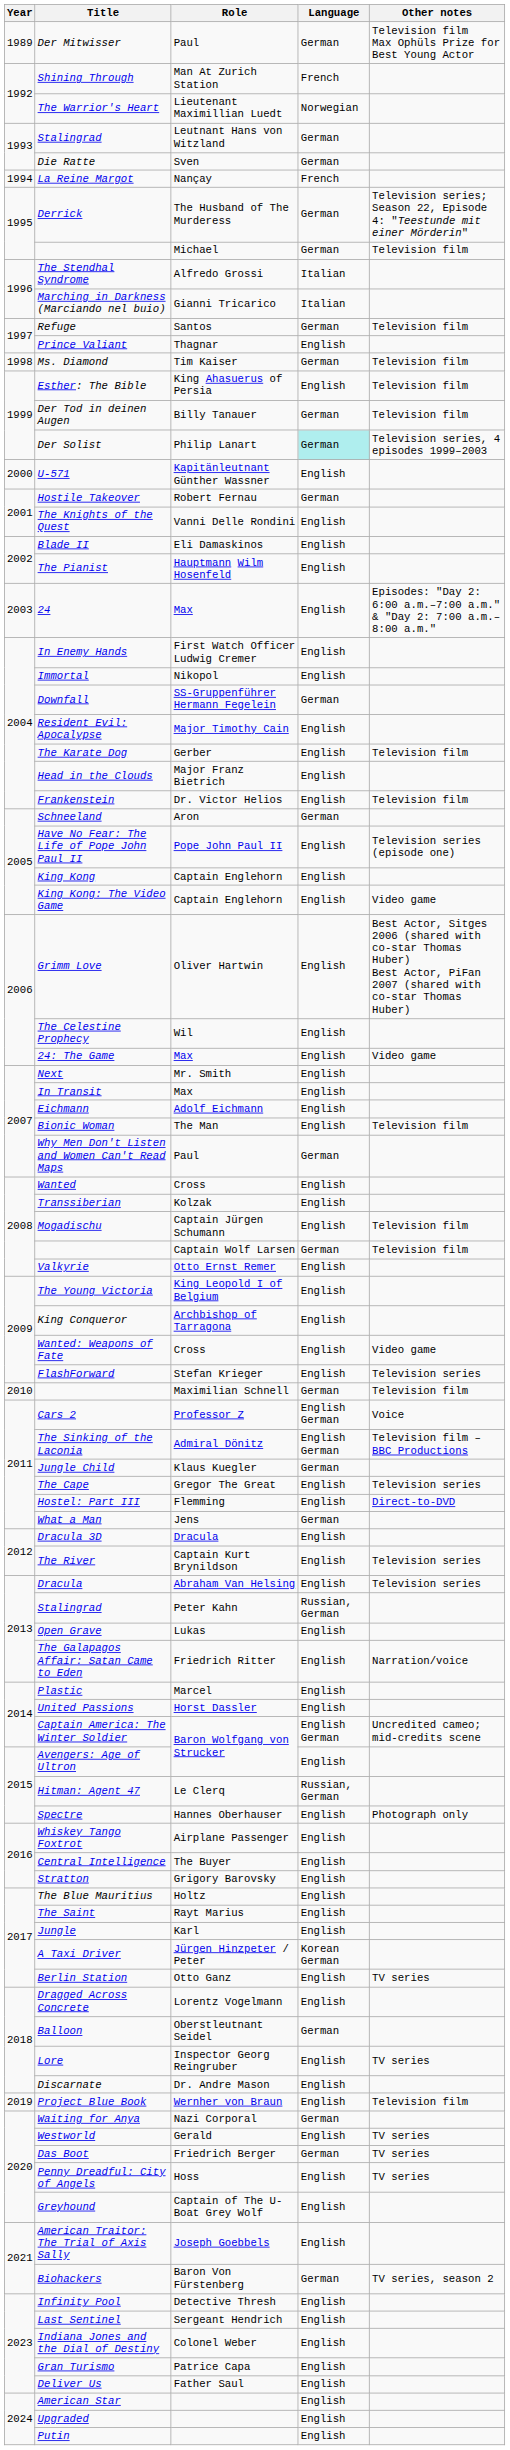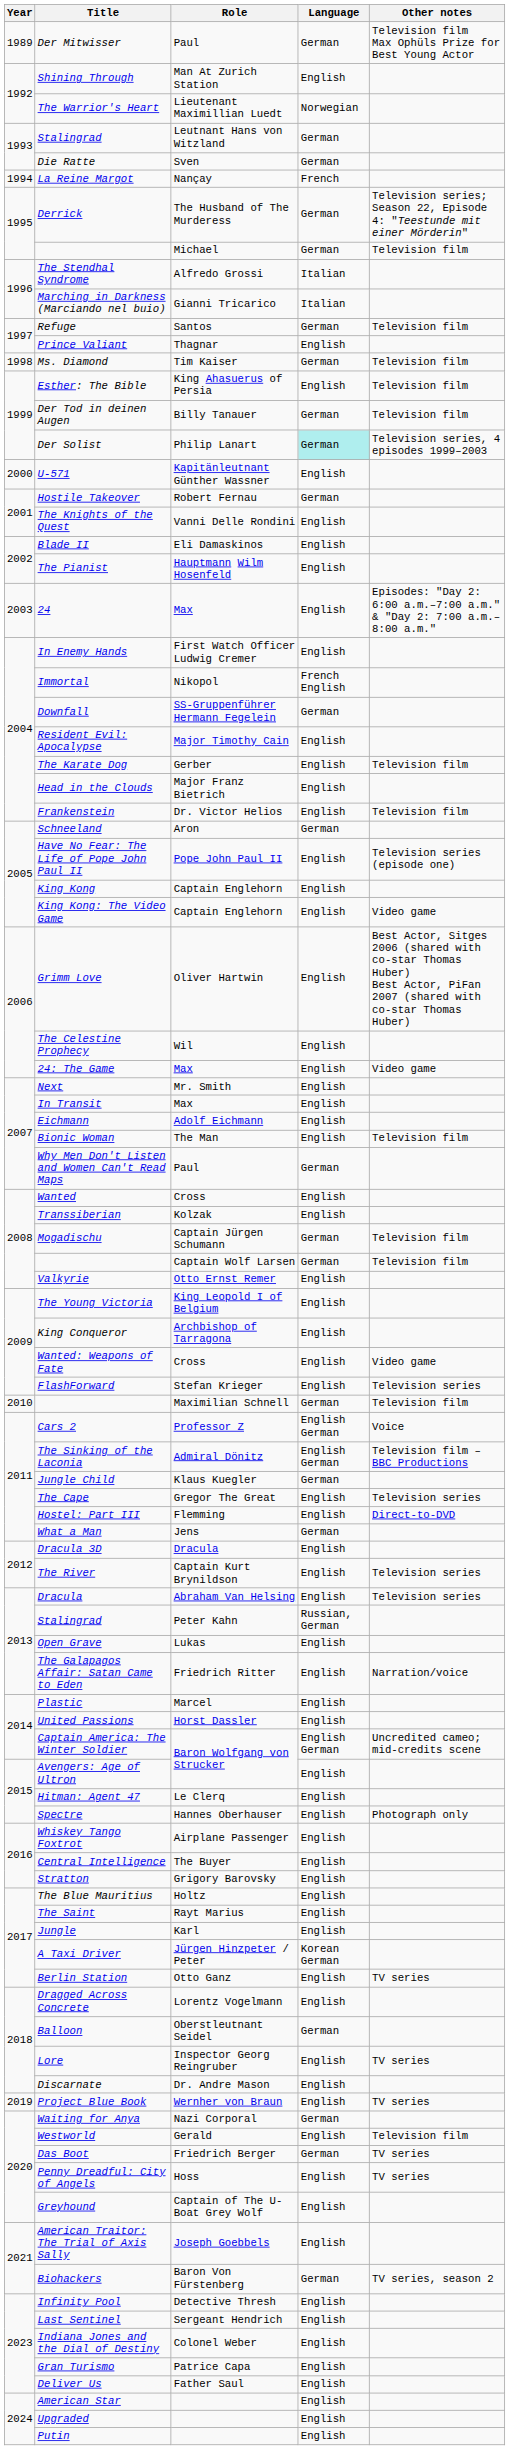(320, 79) French -> (323, 79) English
(323, 676) English -> (323, 682) French English
(323, 1226) English -> (320, 1239) German
(326, 1791) Russian, German -> (323, 1797) English
(420, 2102) Television film -> (401, 2102) TV series
(401, 2137) TV series -> (420, 2137) Television film
